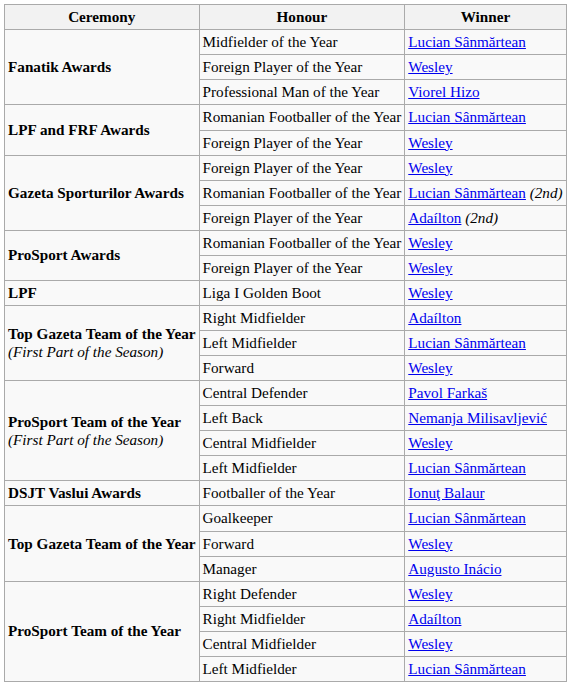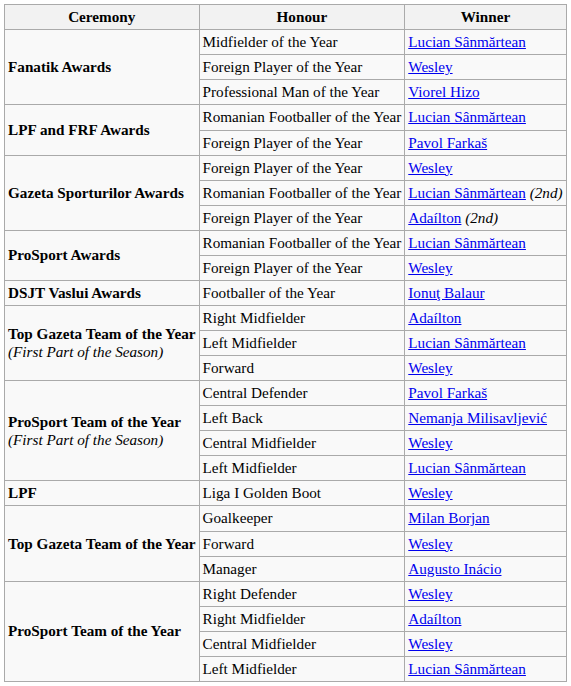(430, 142) Wesley -> (448, 142) Pavol Farkaš
(430, 242) Wesley -> (467, 242) Lucian Sânmărtean
rows swapped: (74, 493) <-> (22, 292)
(467, 518) Lucian Sânmărtean -> (449, 518) Milan Borjan
